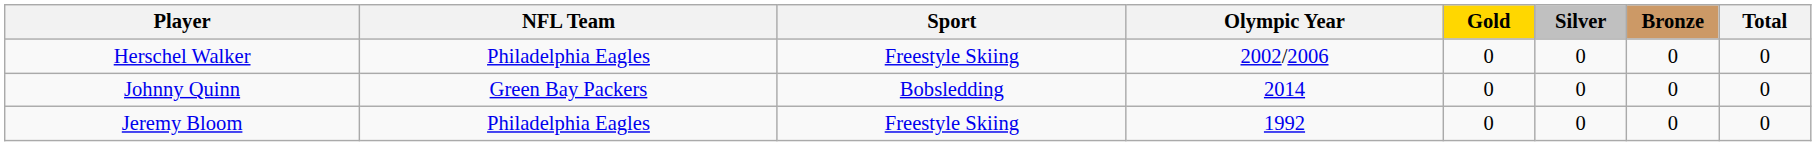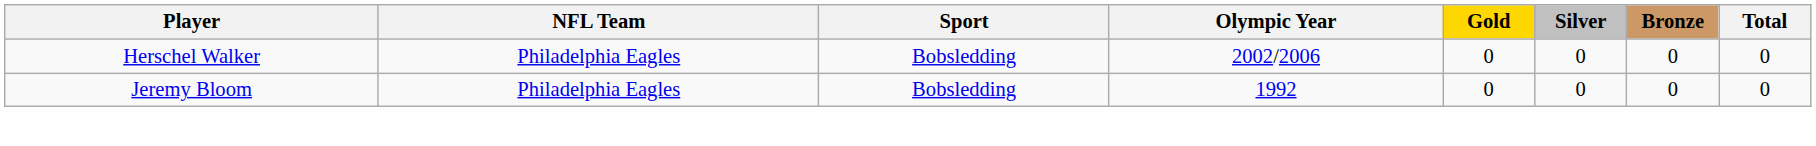(952, 55) Freestyle Skiing -> (964, 55) Bobsledding
- row: (182, 89)
(952, 123) Freestyle Skiing -> (964, 89) Bobsledding
